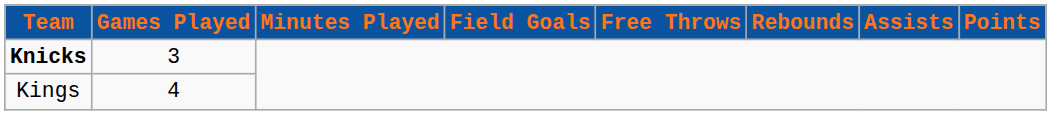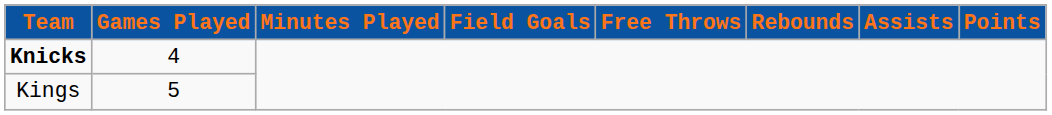(174, 57) 3 -> (174, 57) 4
(174, 92) 4 -> (174, 92) 5
